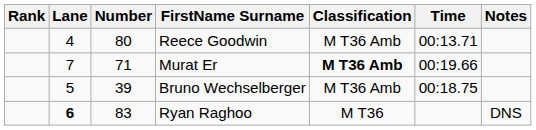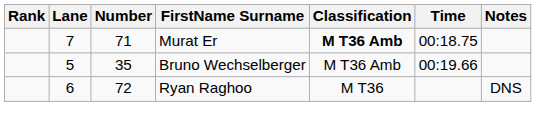- row: (213, 40)
(448, 64) 00:19.66 -> (448, 40) 00:18.75
(123, 88) 39 -> (123, 64) 35
(448, 88) 00:18.75 -> (448, 64) 00:19.66
(70, 112) bold -> (70, 88) normal
(123, 112) 83 -> (123, 88) 72
